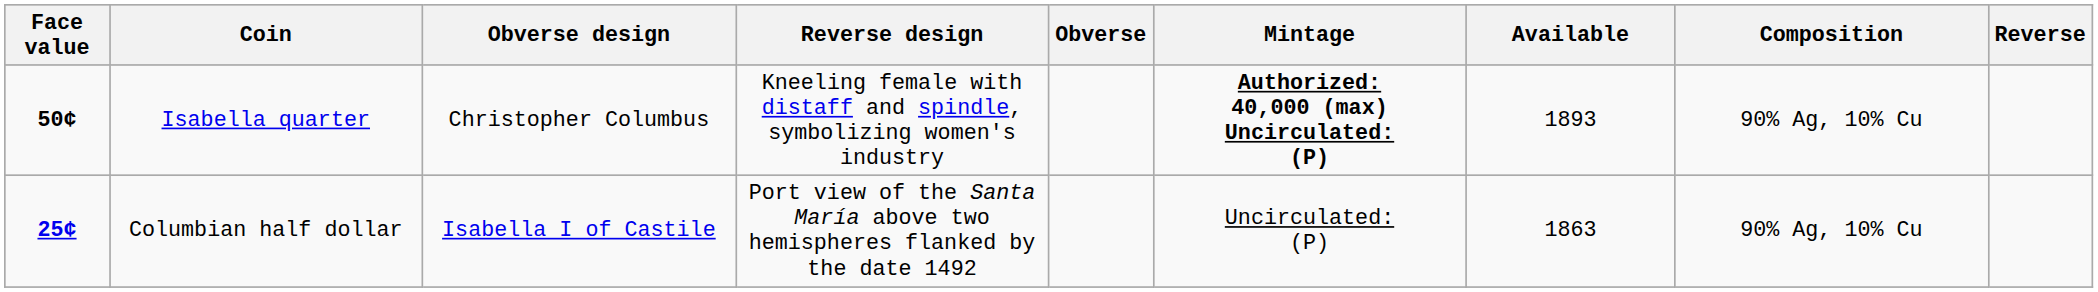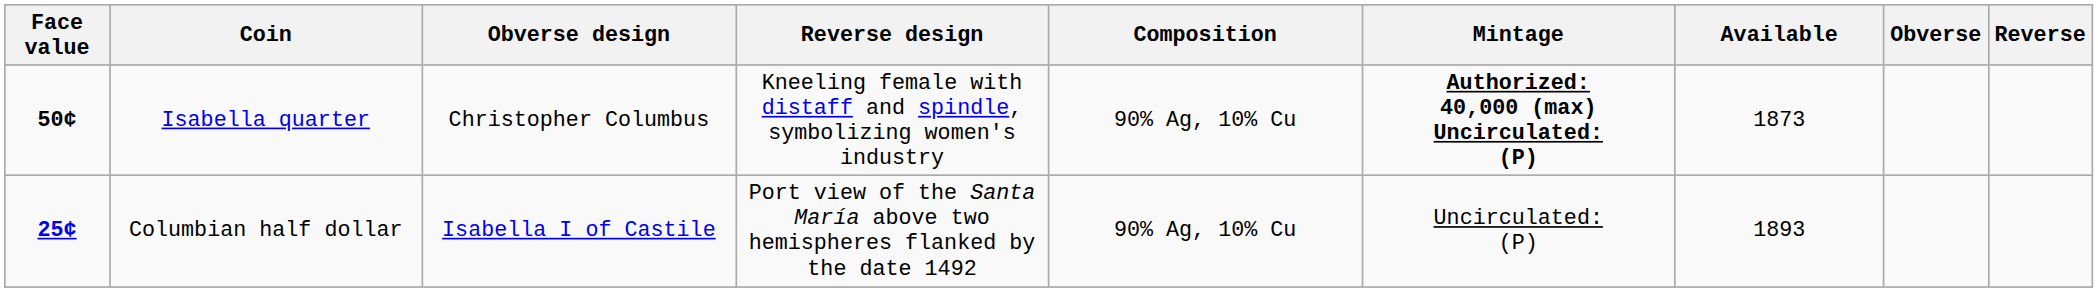columns swapped: (1831, 35) <-> (1101, 35)
(1570, 121) 1893 -> (1779, 121) 1873
(1570, 231) 1863 -> (1779, 231) 1893
